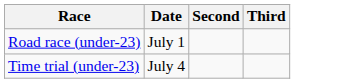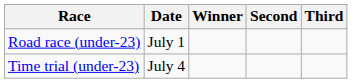+ column: (218, 16)
